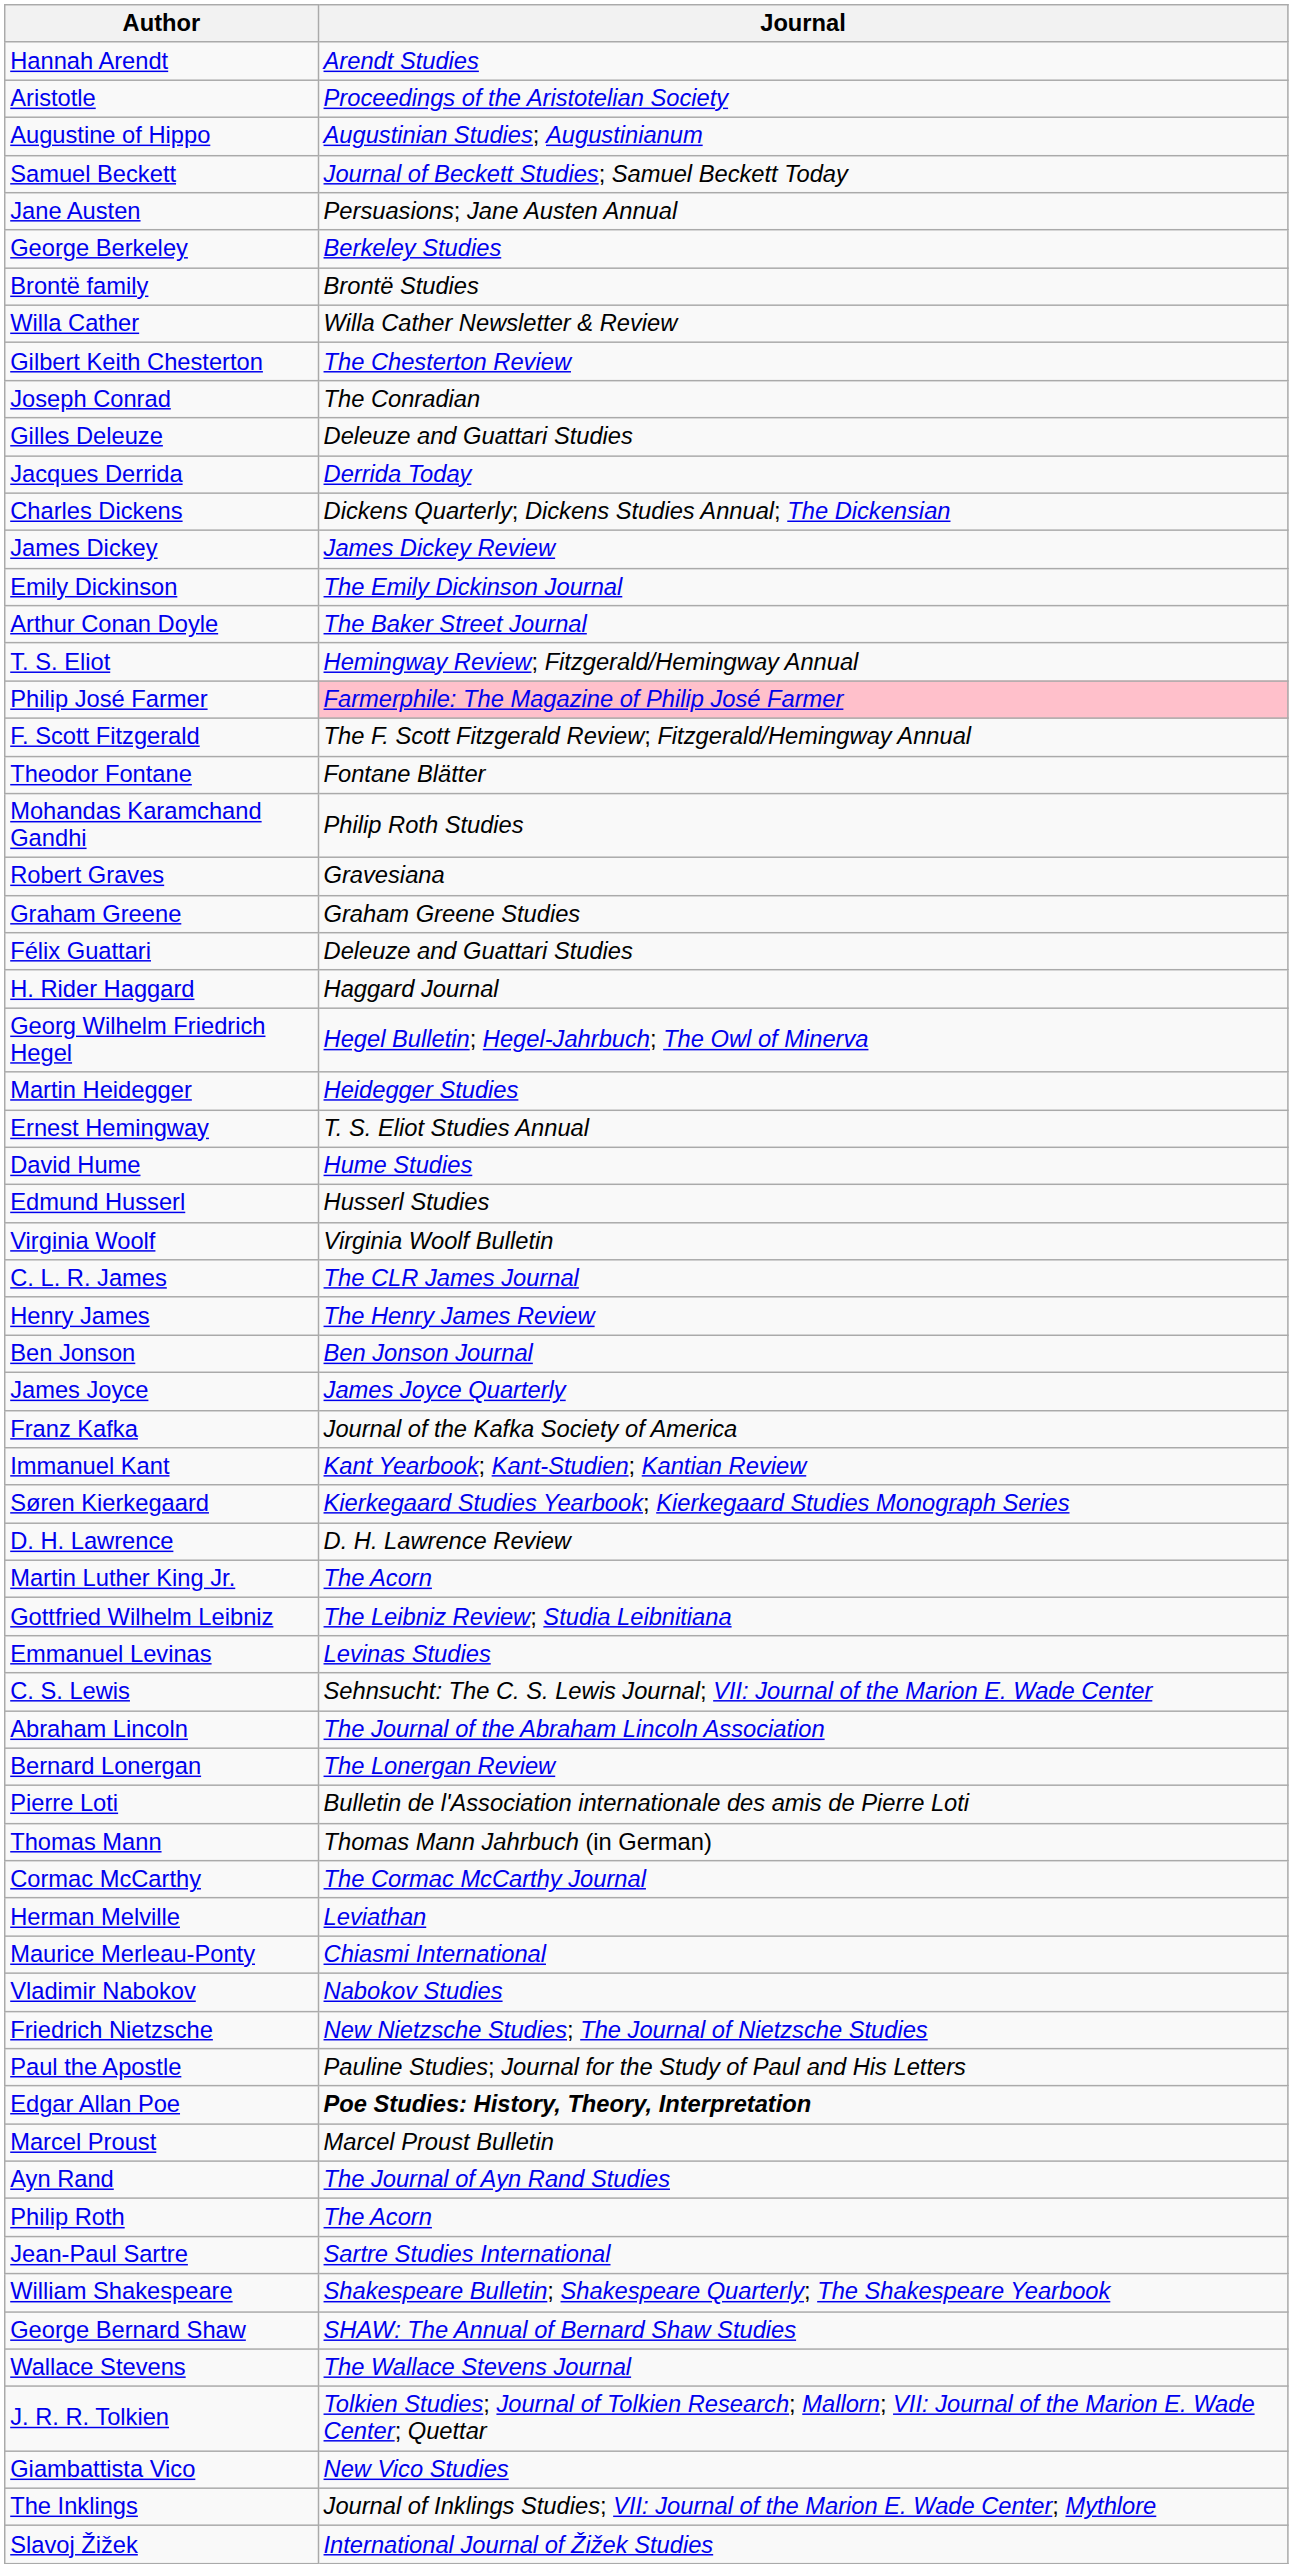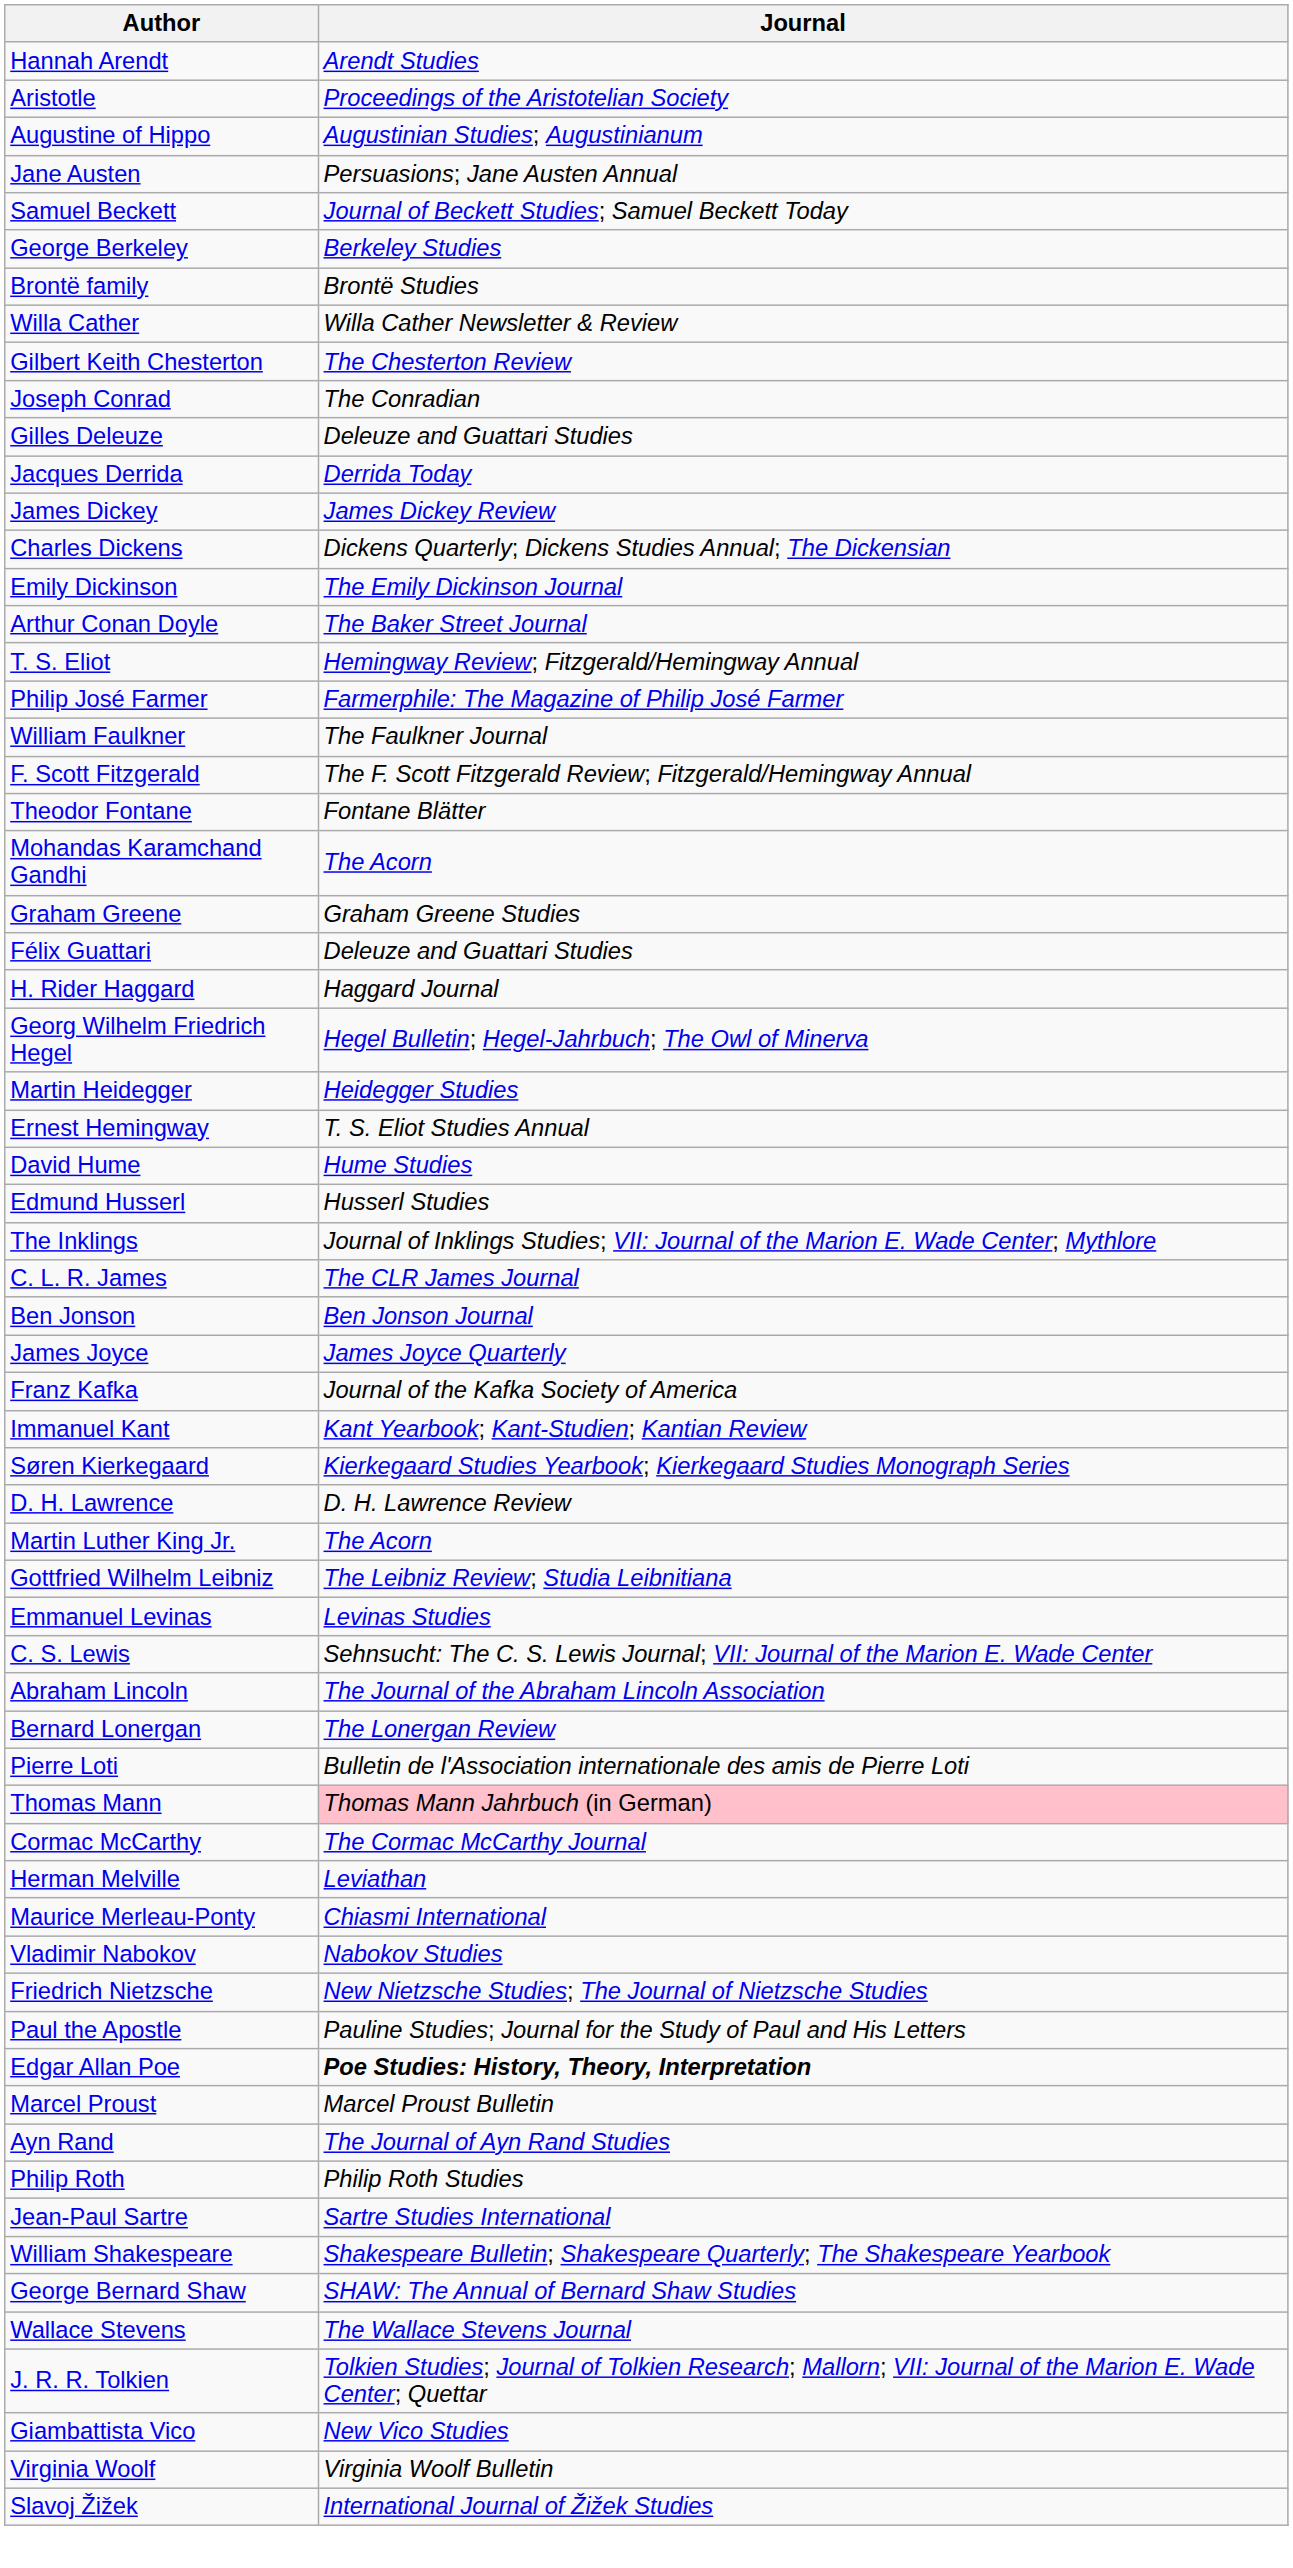rows swapped: (75, 211) <-> (93, 173)
rows swapped: (96, 511) <-> (84, 549)
(583, 699) pink background -> (583, 699) no background
+ row: (98, 736)
(424, 825) Philip Roth Studies -> (378, 862) The Acorn
- row: (87, 876)
rows swapped: (74, 2506) <-> (83, 1240)
- row: (80, 1315)
(518, 1841) no background -> (518, 1804) pink background
(378, 2217) The Acorn -> (424, 2179) Philip Roth Studies
